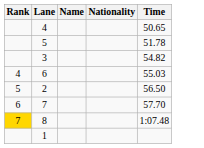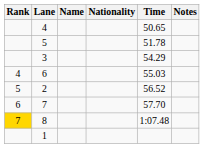+ column: (185, 12)
(154, 58) 54.82 -> (154, 58) 54.29
(154, 89) 56.50 -> (154, 89) 56.52
